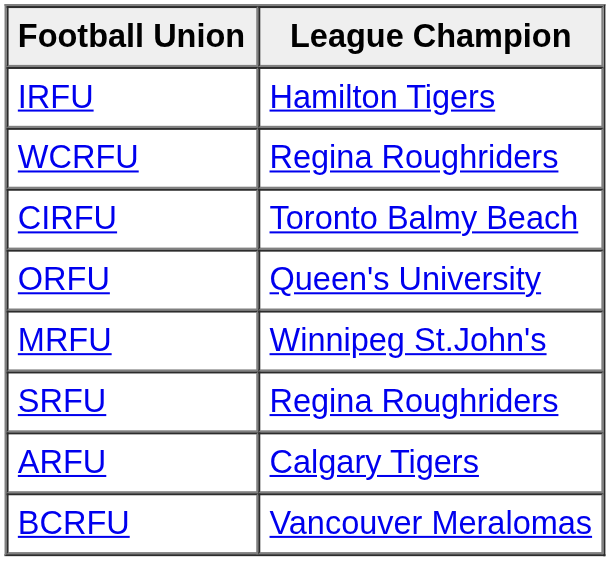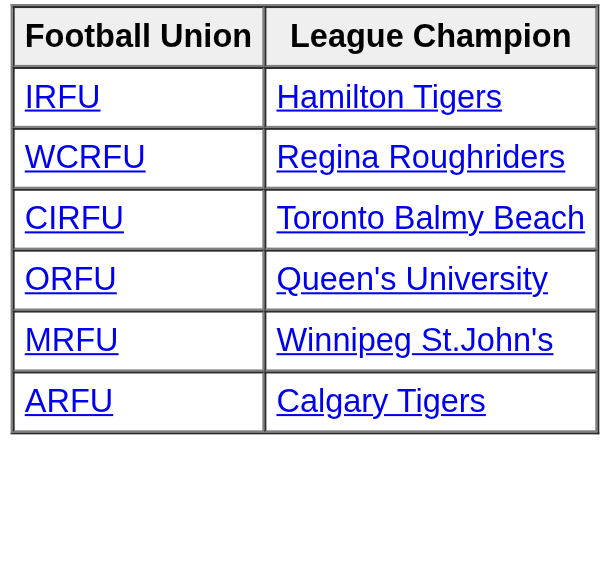- row: (62, 401)
- row: (74, 523)
